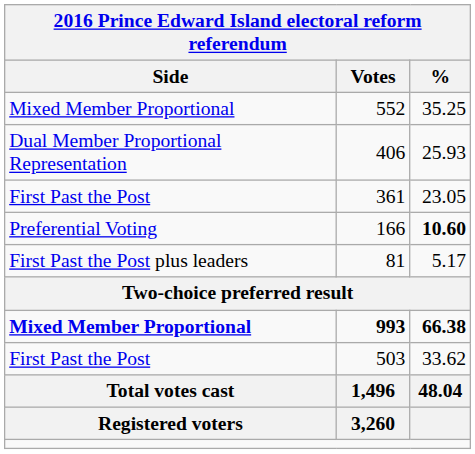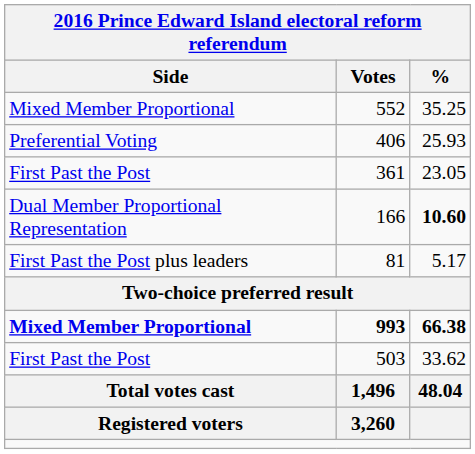(115, 152) Dual Member Proportional Representation -> (83, 141) Preferential Voting
(83, 228) Preferential Voting -> (115, 217) Dual Member Proportional Representation
